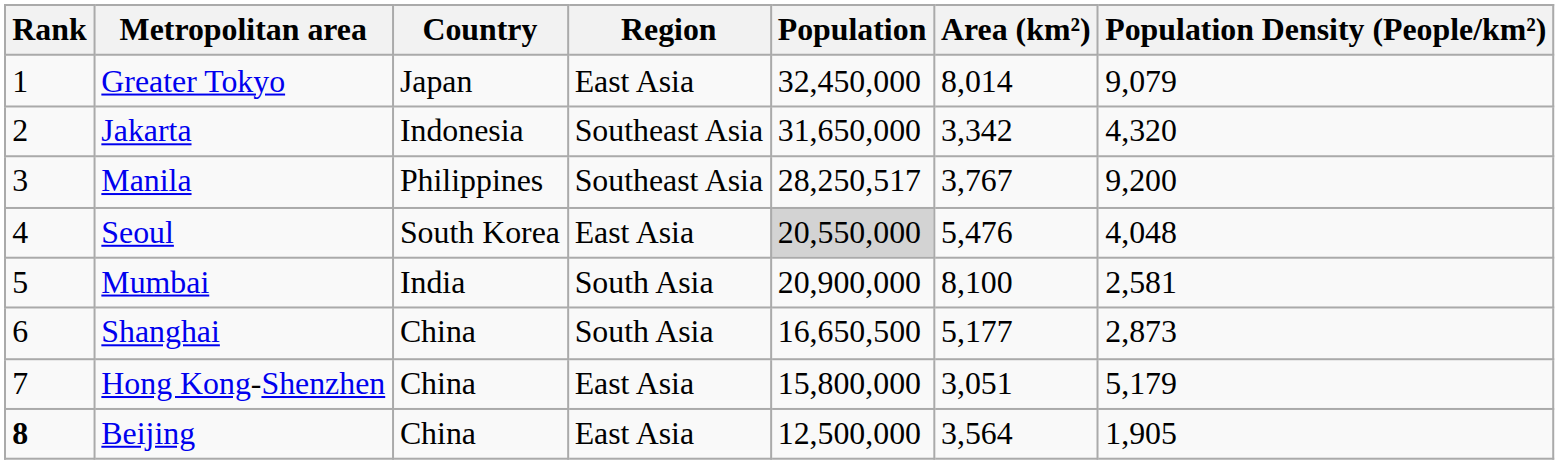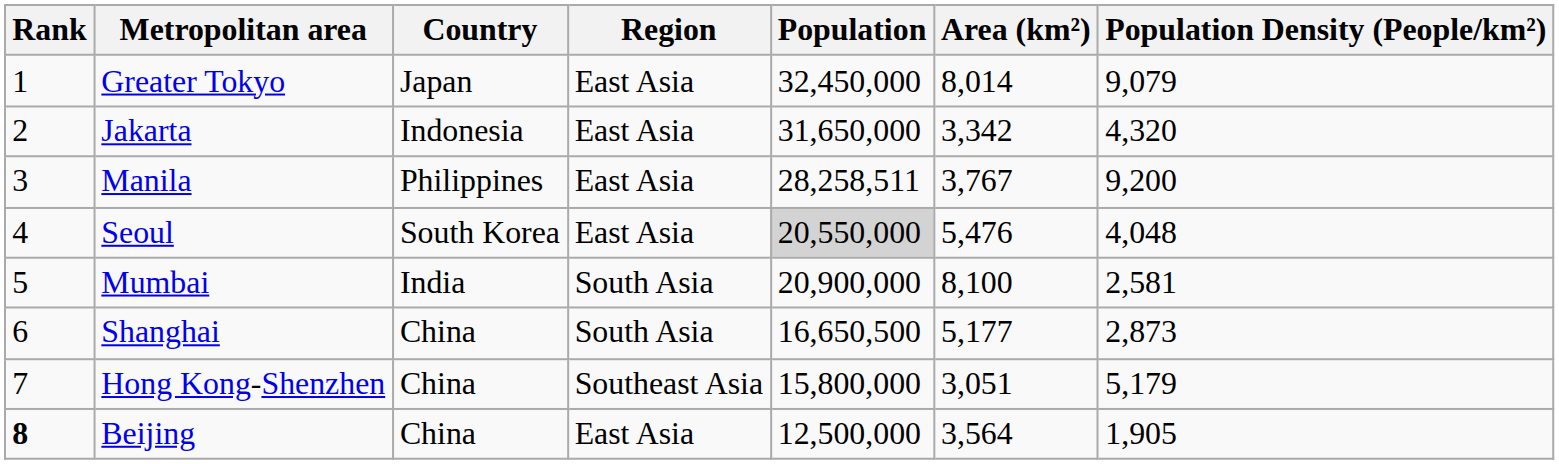(669, 130) Southeast Asia -> (634, 130) East Asia
(669, 181) Southeast Asia -> (634, 181) East Asia
(849, 181) 28,250,517 -> (849, 181) 28,258,511
(634, 383) East Asia -> (669, 383) Southeast Asia
